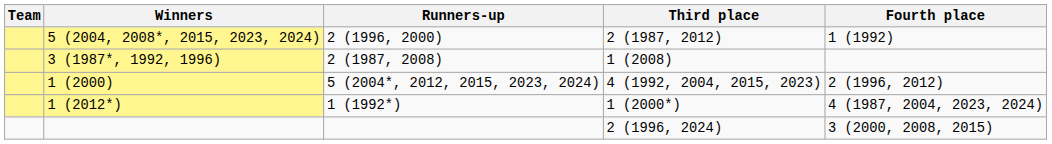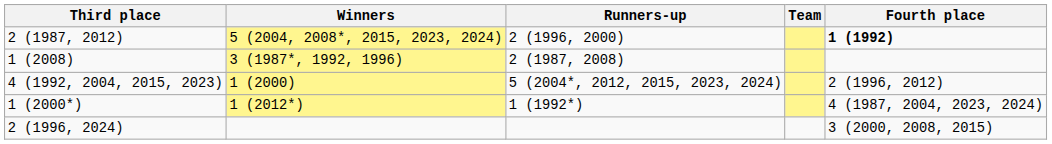columns swapped: (24, 16) <-> (714, 16)
(861, 38) normal -> (861, 38) bold
